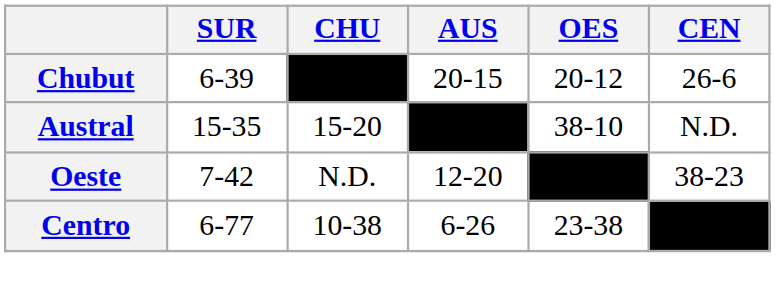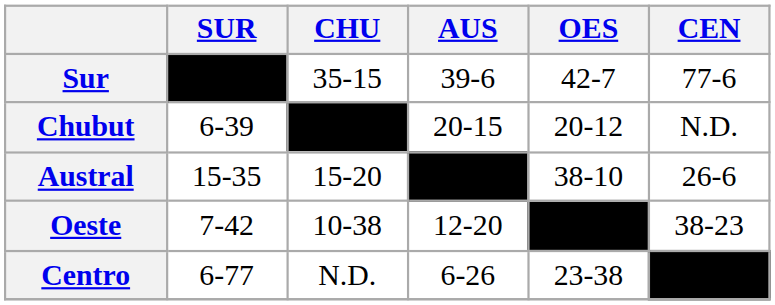+ row: (86, 77)
(709, 77) 26-6 -> (709, 127) N.D.
(709, 127) N.D. -> (709, 176) 26-6
(347, 176) N.D. -> (347, 225) 10-38
(347, 225) 10-38 -> (347, 274) N.D.
